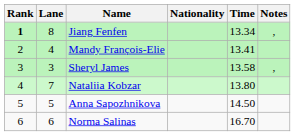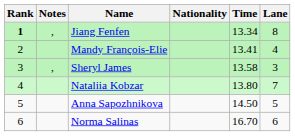columns swapped: (51, 13) <-> (274, 13)
